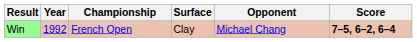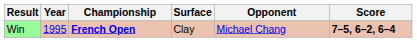(55, 29) 1992 -> (55, 29) 1995
(102, 29) normal -> (103, 29) bold
